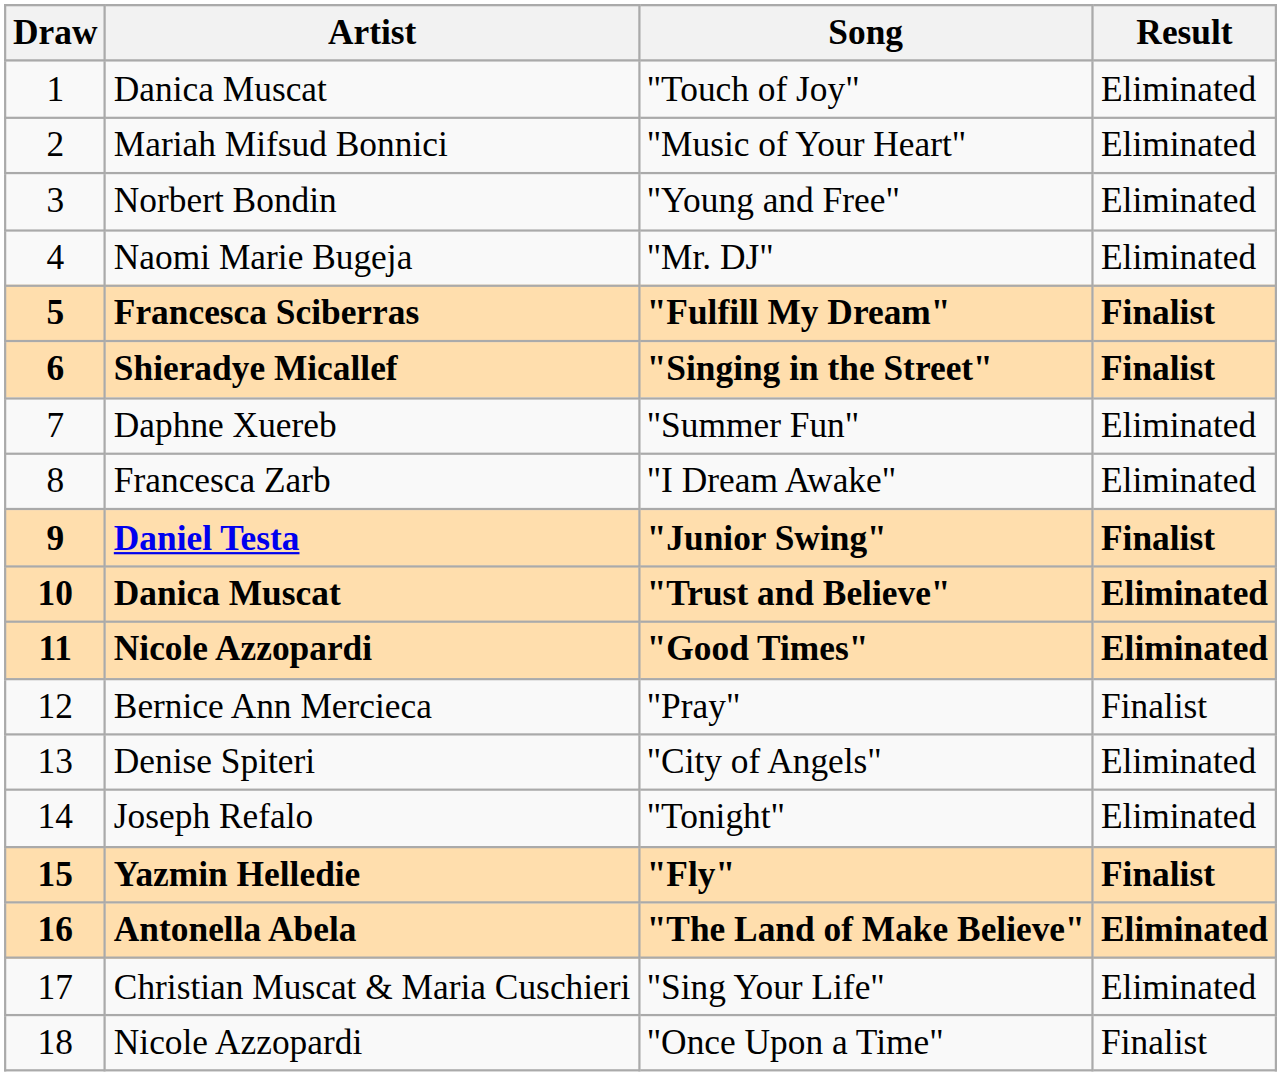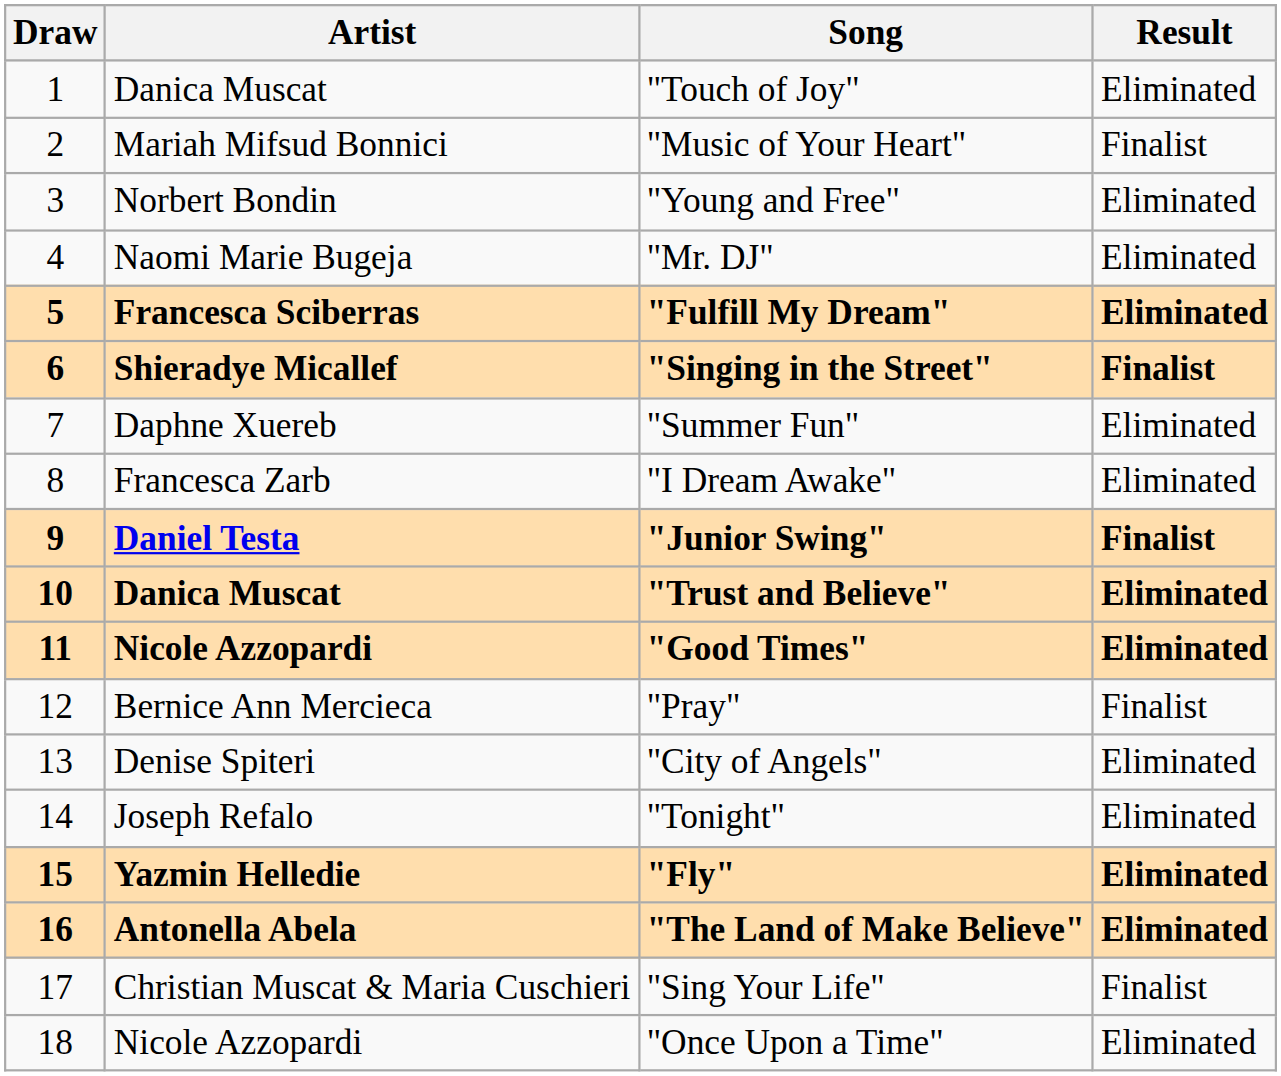(1179, 144) Eliminated -> (1154, 144) Finalist
(1158, 312) Finalist -> (1184, 312) Eliminated
(1158, 873) Finalist -> (1184, 873) Eliminated
(1179, 985) Eliminated -> (1154, 985) Finalist
(1154, 1041) Finalist -> (1179, 1041) Eliminated
